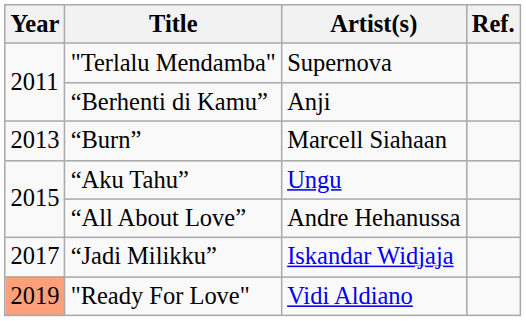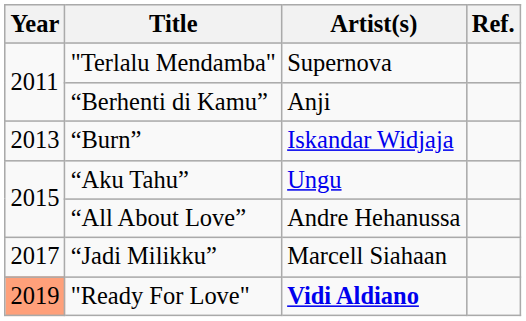(367, 140) Marcell Siahaan -> (370, 140) Iskandar Widjaja
(370, 256) Iskandar Widjaja -> (367, 256) Marcell Siahaan
(350, 295) normal -> (353, 295) bold
